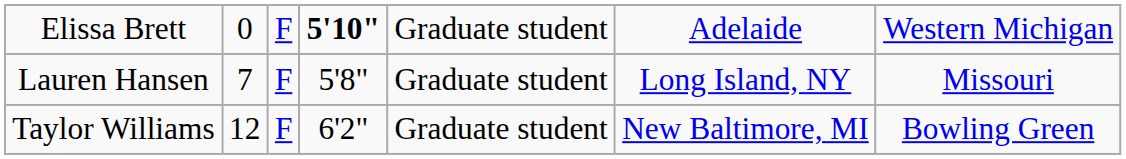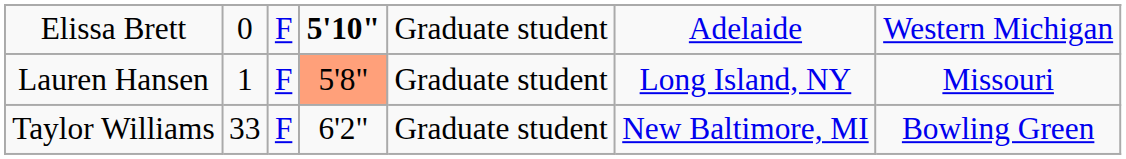(245, 79) 7 -> (245, 79) 1
(343, 79) no background -> (343, 79) lightsalmon background
(245, 128) 12 -> (245, 128) 33
